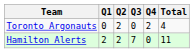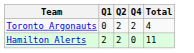- column: (136, 12)
